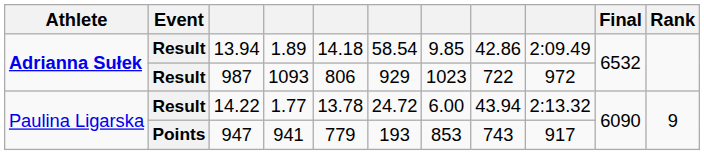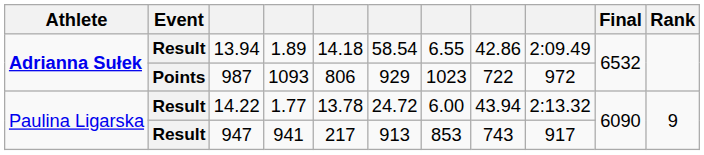(446, 48) 9.85 -> (446, 48) 6.55
(179, 77) Result -> (179, 77) Points
(179, 135) Points -> (179, 135) Result
(340, 135) 779 -> (340, 135) 217
(395, 135) 193 -> (395, 135) 913
